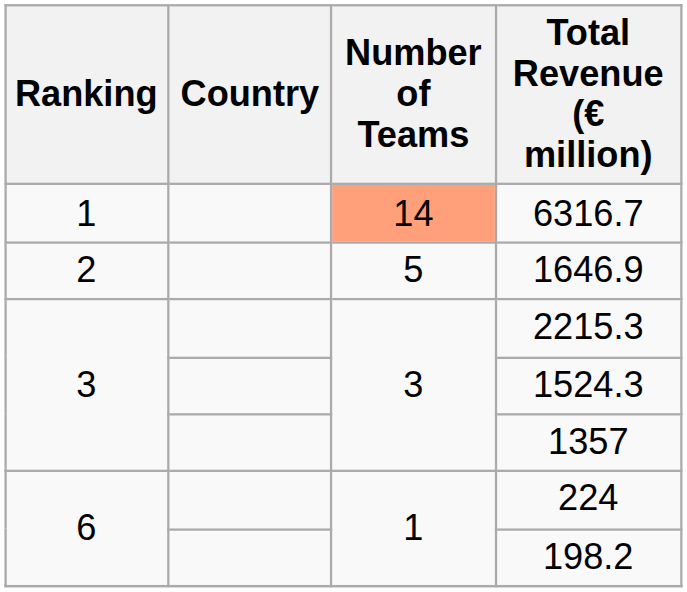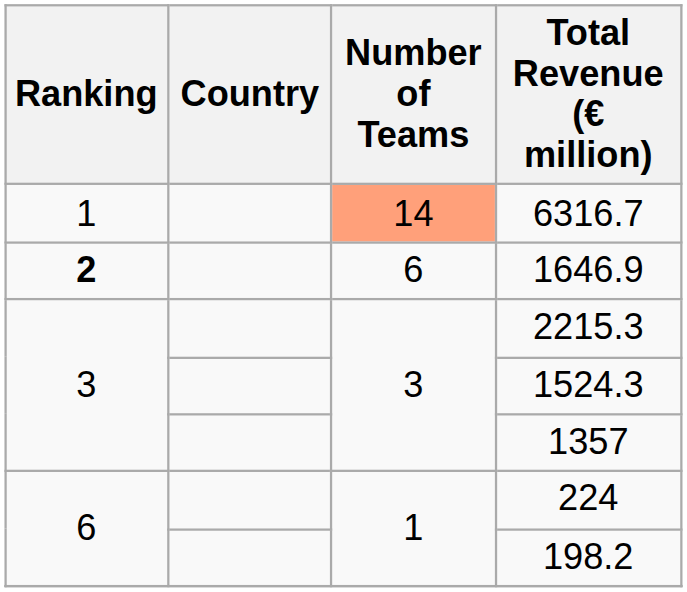(86, 270) normal -> (86, 270) bold
(413, 270) 5 -> (413, 270) 6
